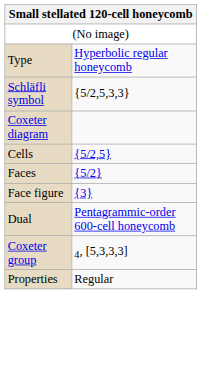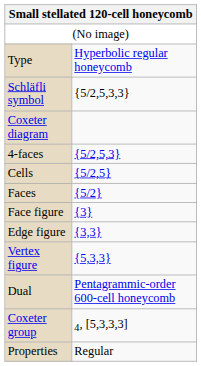+ row: (25, 153)
+ row: (37, 232)
+ row: (24, 258)
